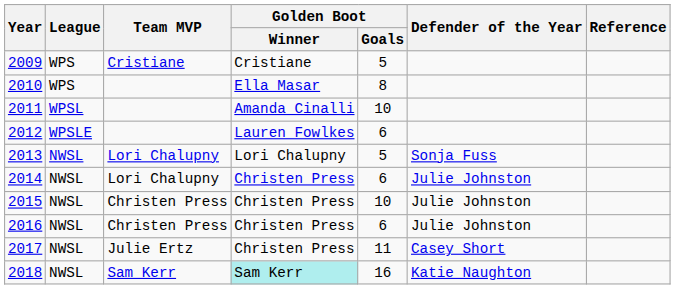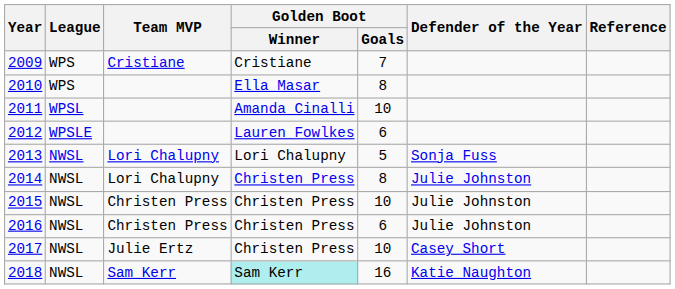(383, 63) 5 -> (383, 63) 7
(383, 179) 6 -> (383, 179) 8
(383, 249) 11 -> (383, 249) 10
